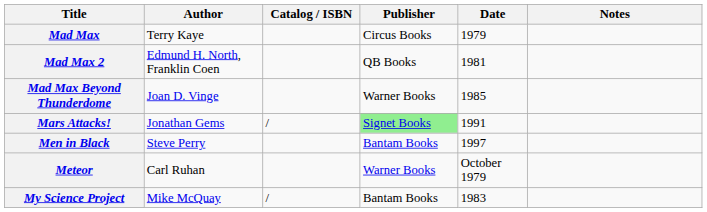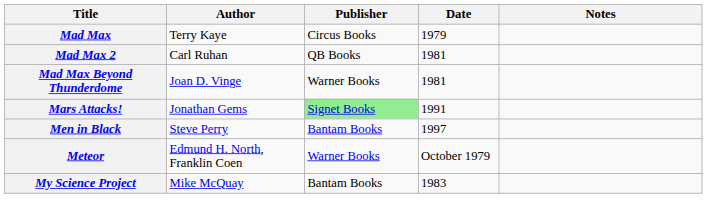- column: (311, 14)
(194, 61) Edmund H. North, Franklin Coen -> (198, 54) Carl Ruhan
(473, 95) 1985 -> (434, 81) 1981
(176, 170) Carl Ruhan -> (217, 156) Edmund H. North, Franklin Coen
